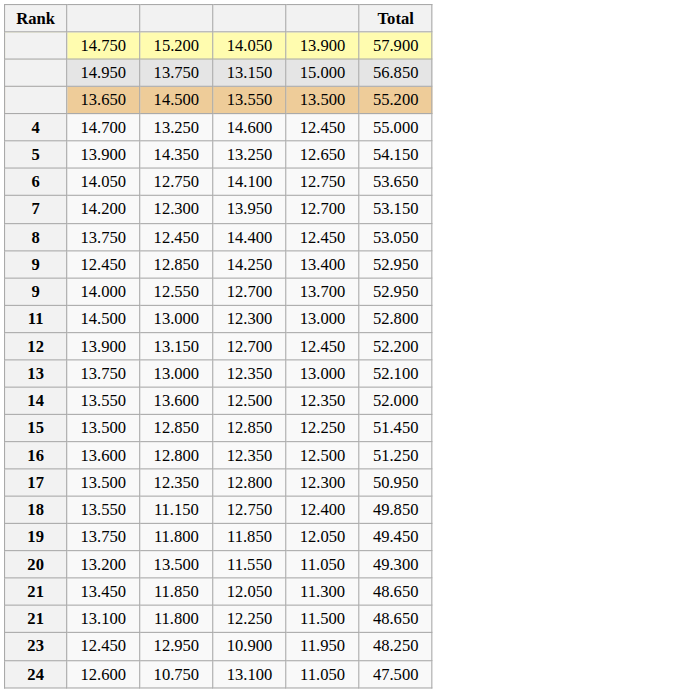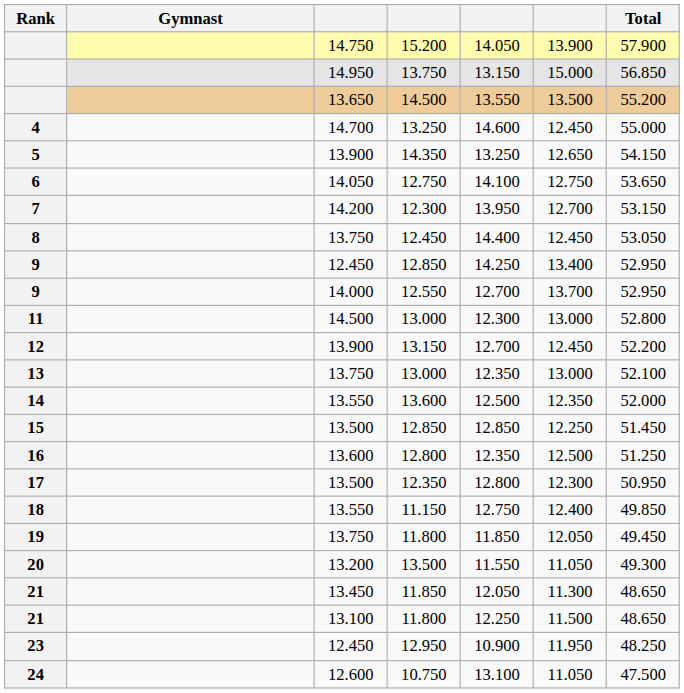+ column: (190, 18)
